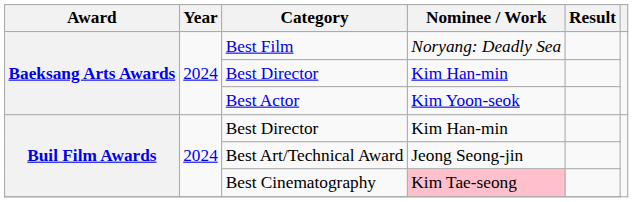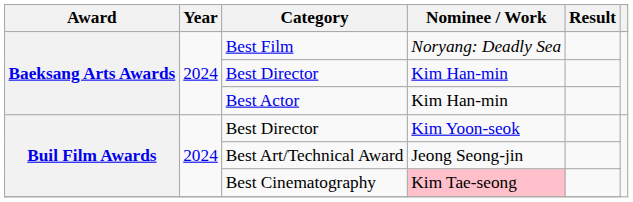(466, 100) Kim Yoon-seok -> (460, 100) Kim Han-min
(460, 127) Kim Han-min -> (466, 127) Kim Yoon-seok
